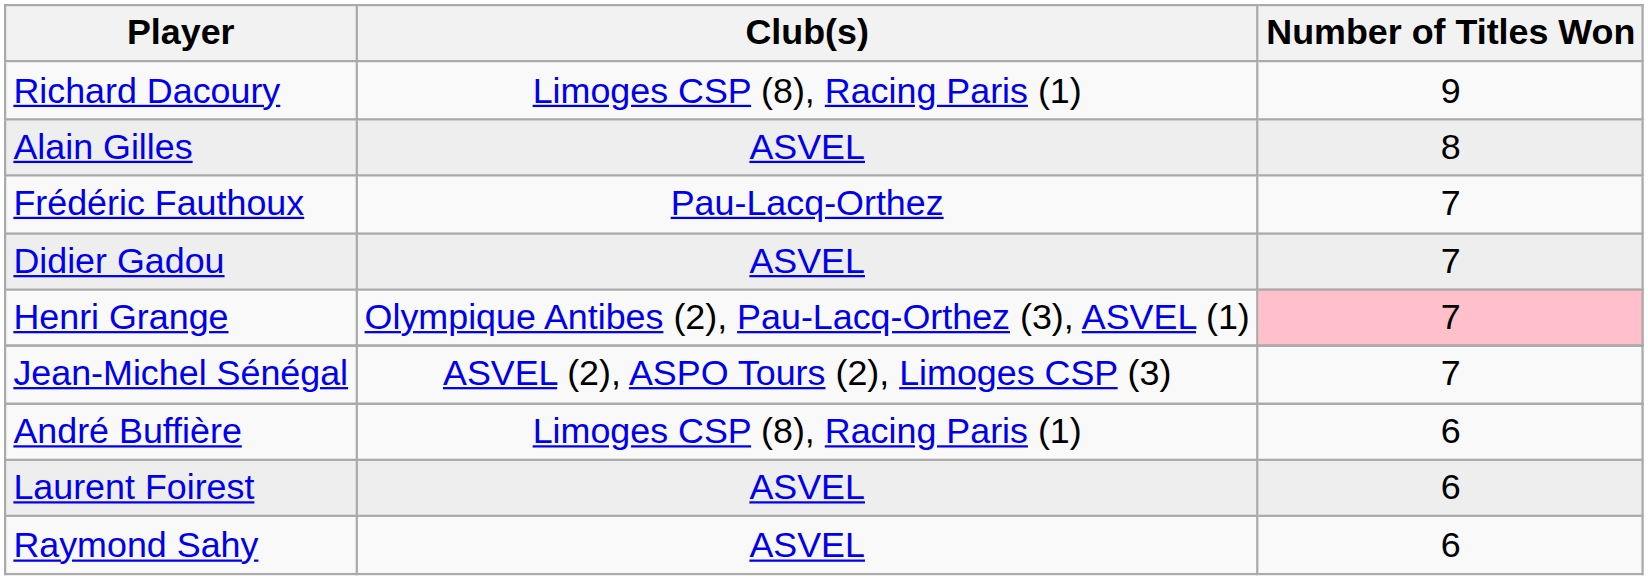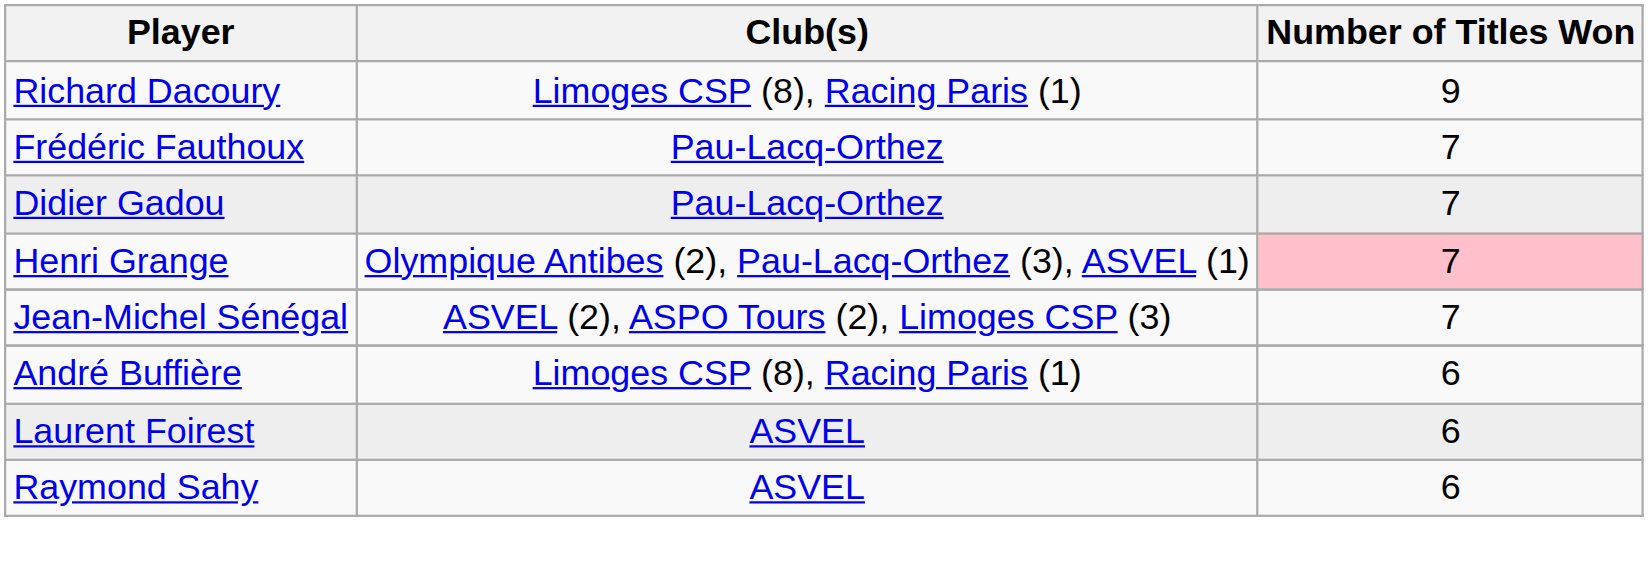- row: (103, 146)
(807, 260) ASVEL -> (807, 203) Pau-Lacq-Orthez
